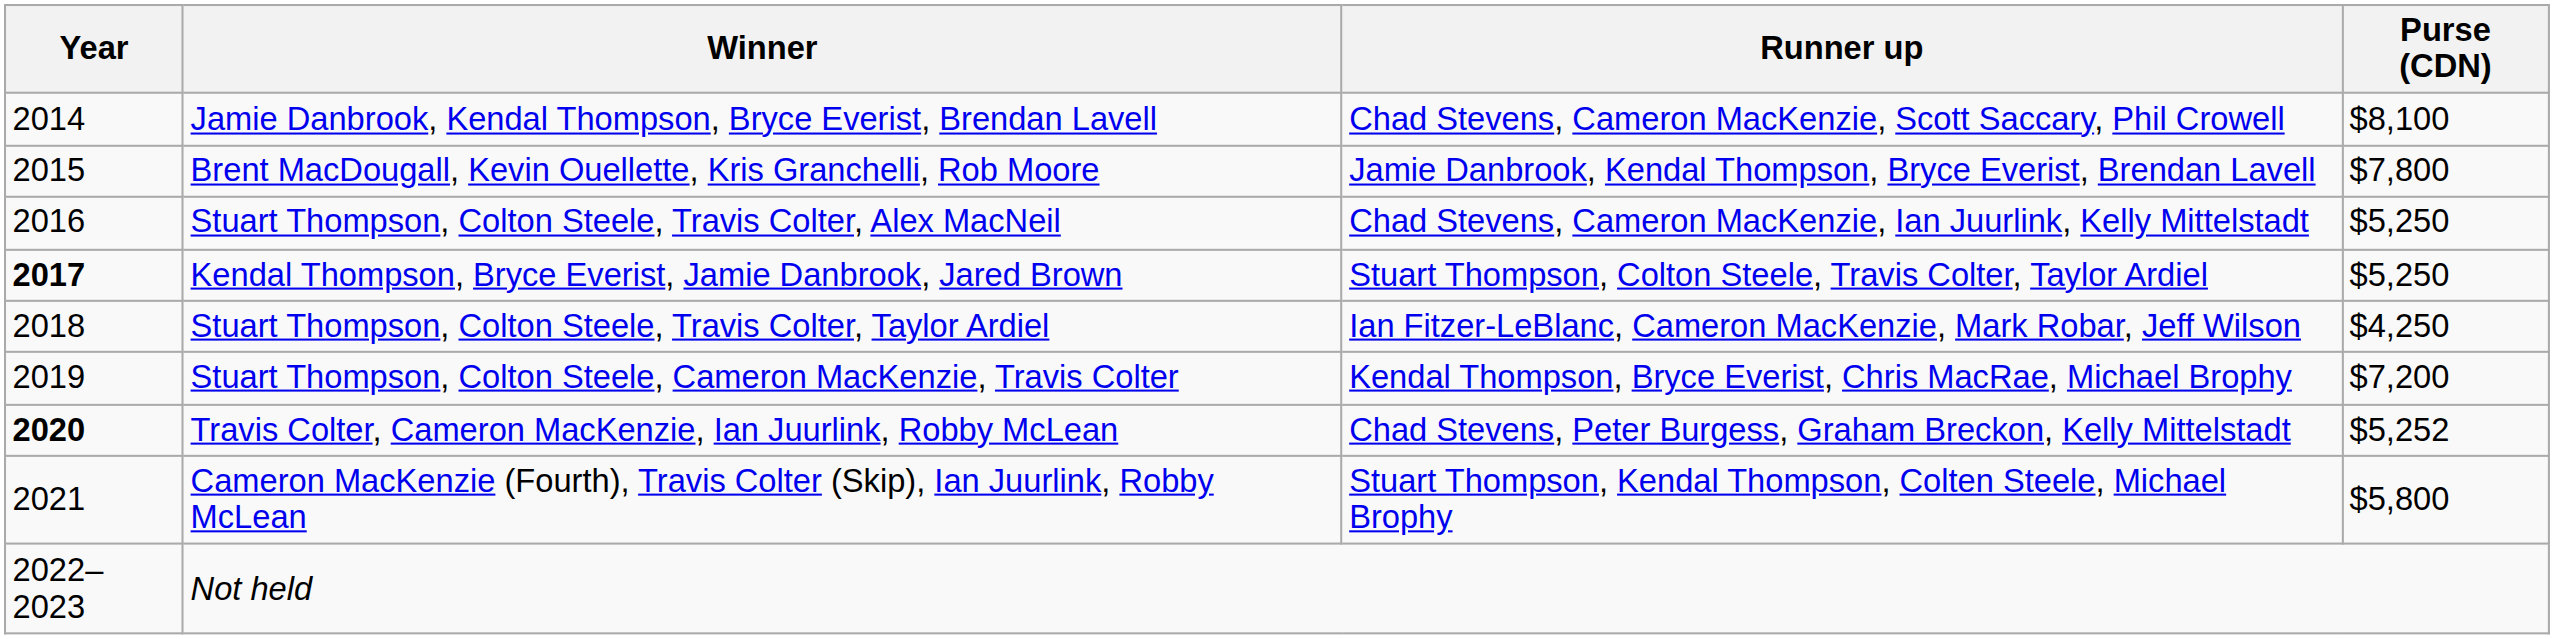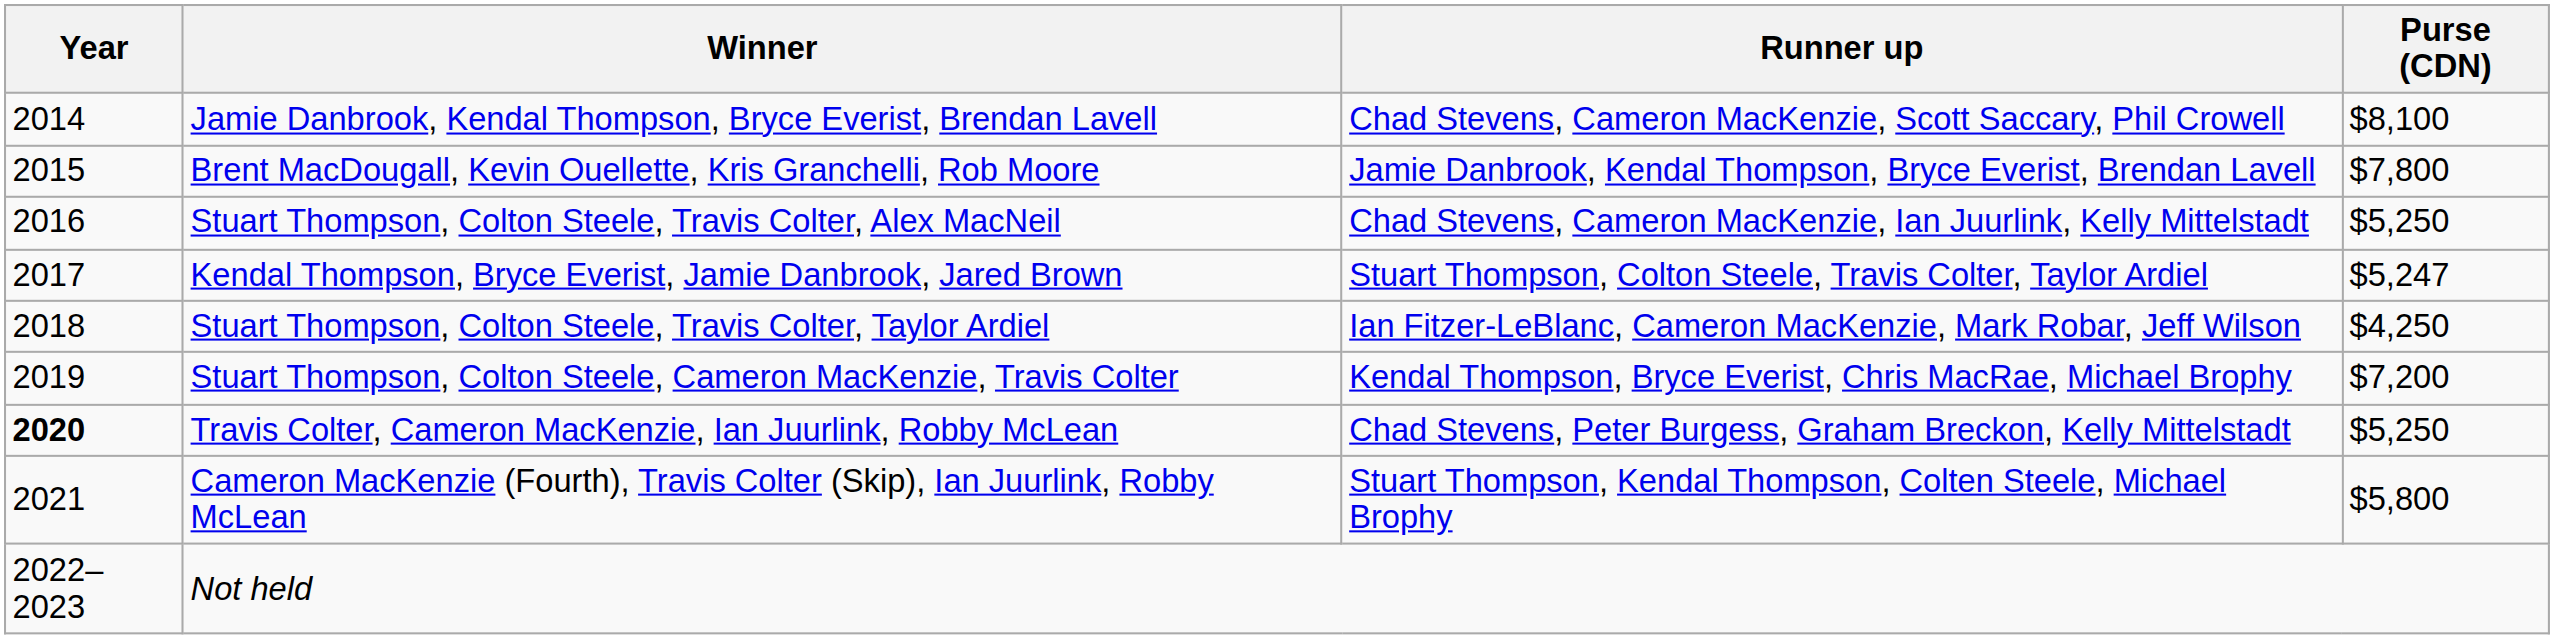(49, 274) bold -> (49, 274) normal
(2399, 274) $5,250 -> (2399, 274) $5,247
(2399, 429) $5,252 -> (2399, 429) $5,250
